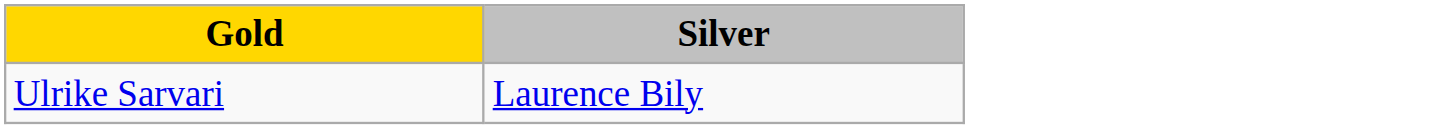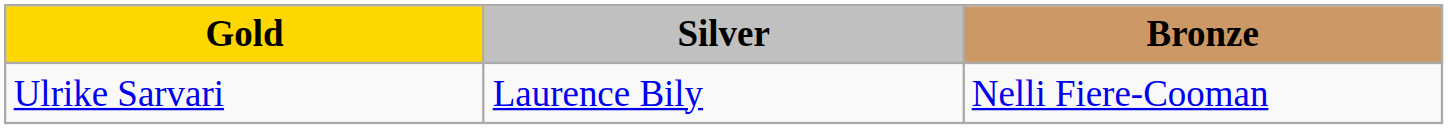+ column: (1203, 33)
